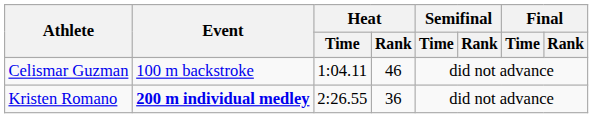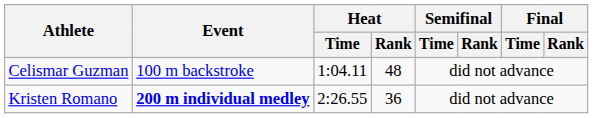(393, 71) 46 -> (393, 71) 48
